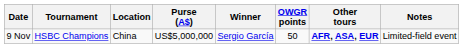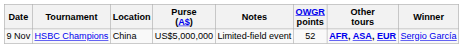columns swapped: (245, 17) <-> (420, 17)
(293, 36) 50 -> (310, 36) 52
